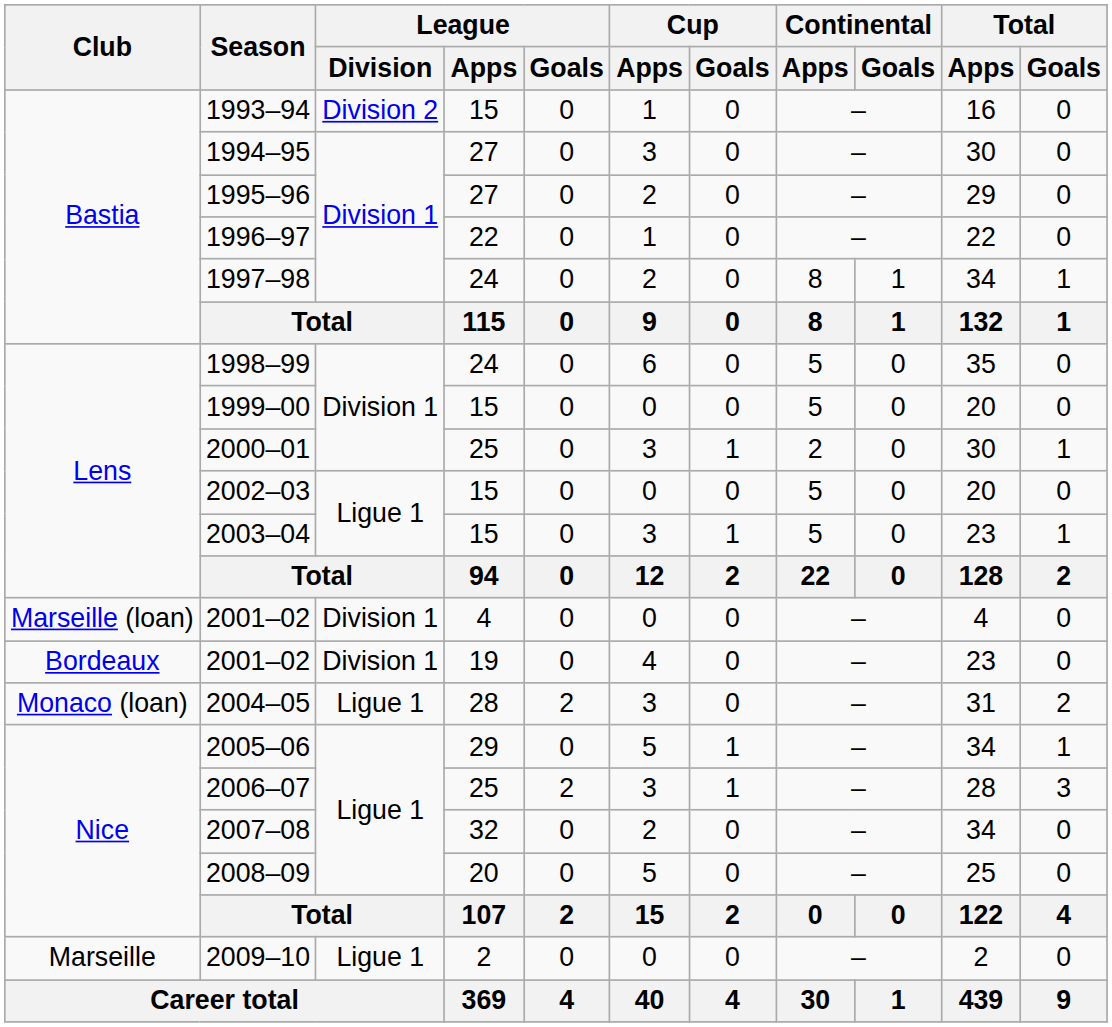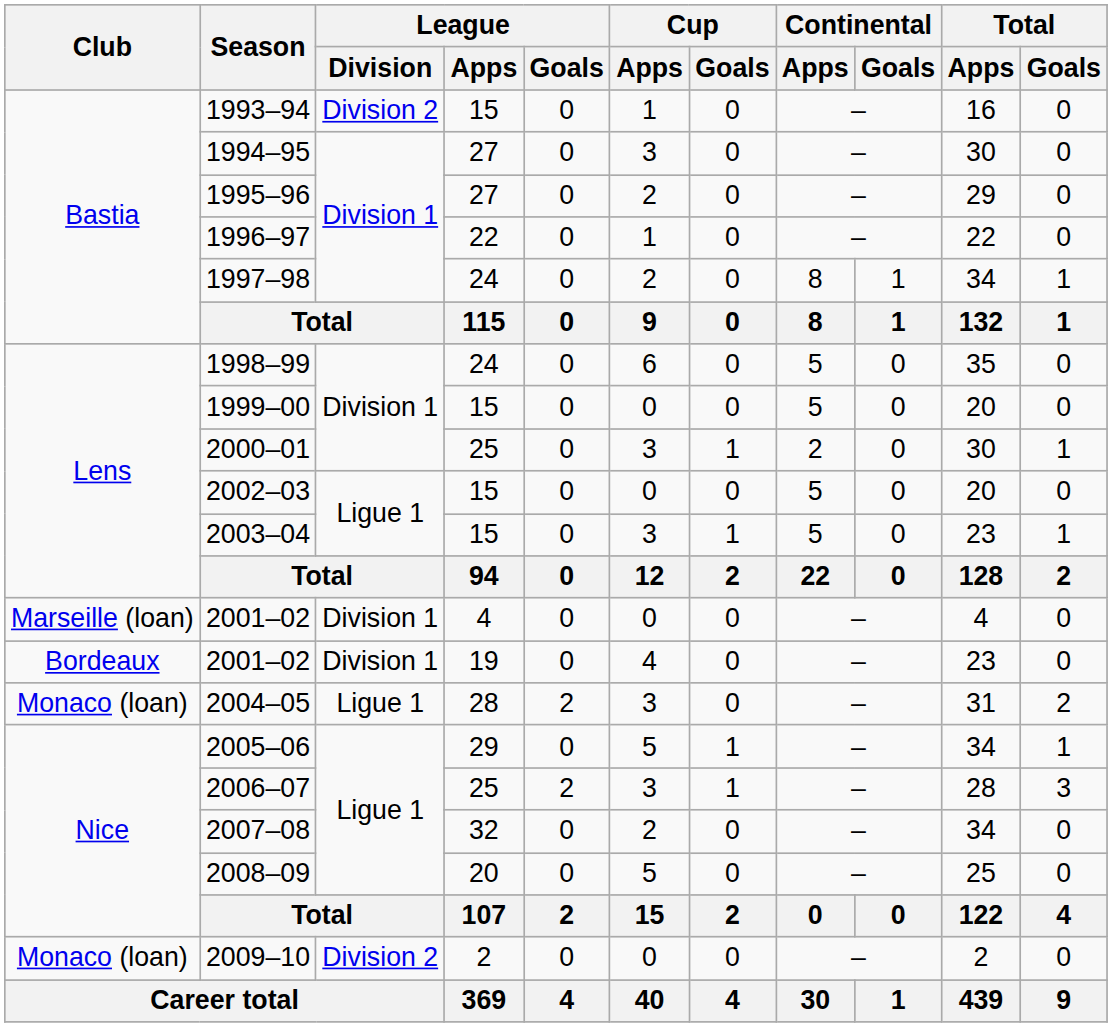(102, 957) Marseille -> (102, 957) Monaco (loan)
(380, 957) Ligue 1 -> (380, 957) Division 2
